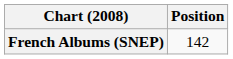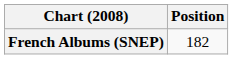(198, 41) 142 -> (198, 41) 182
